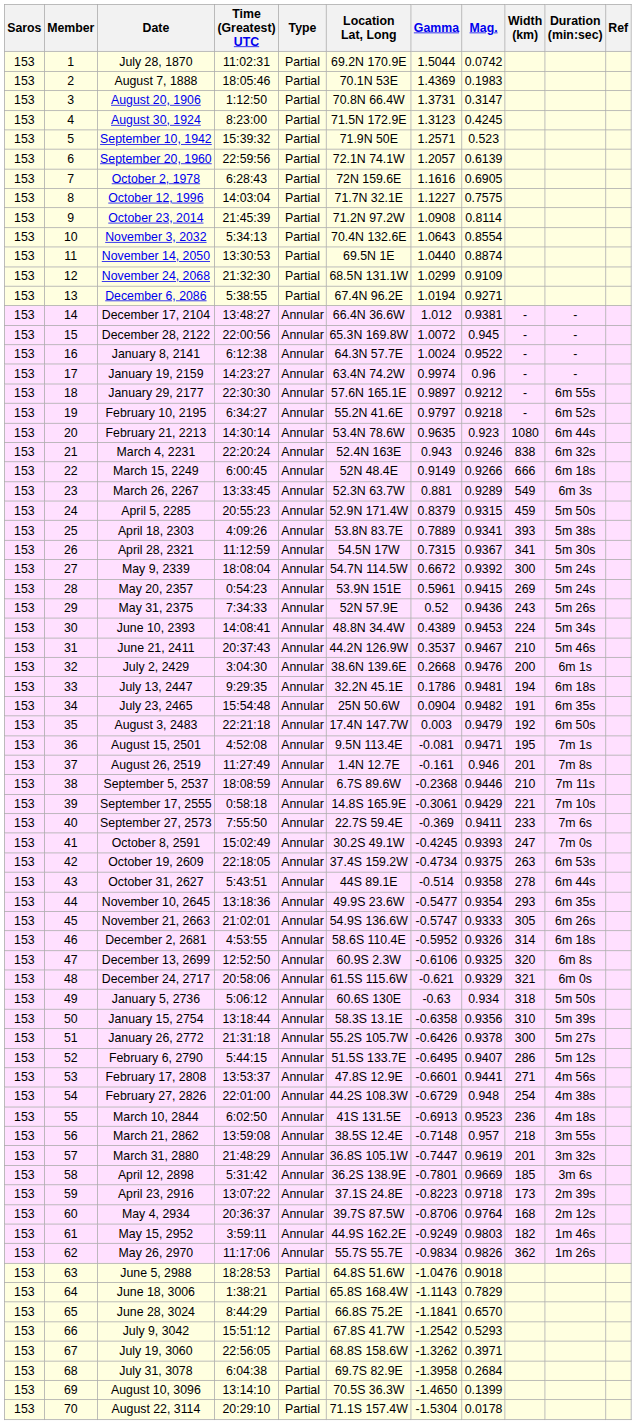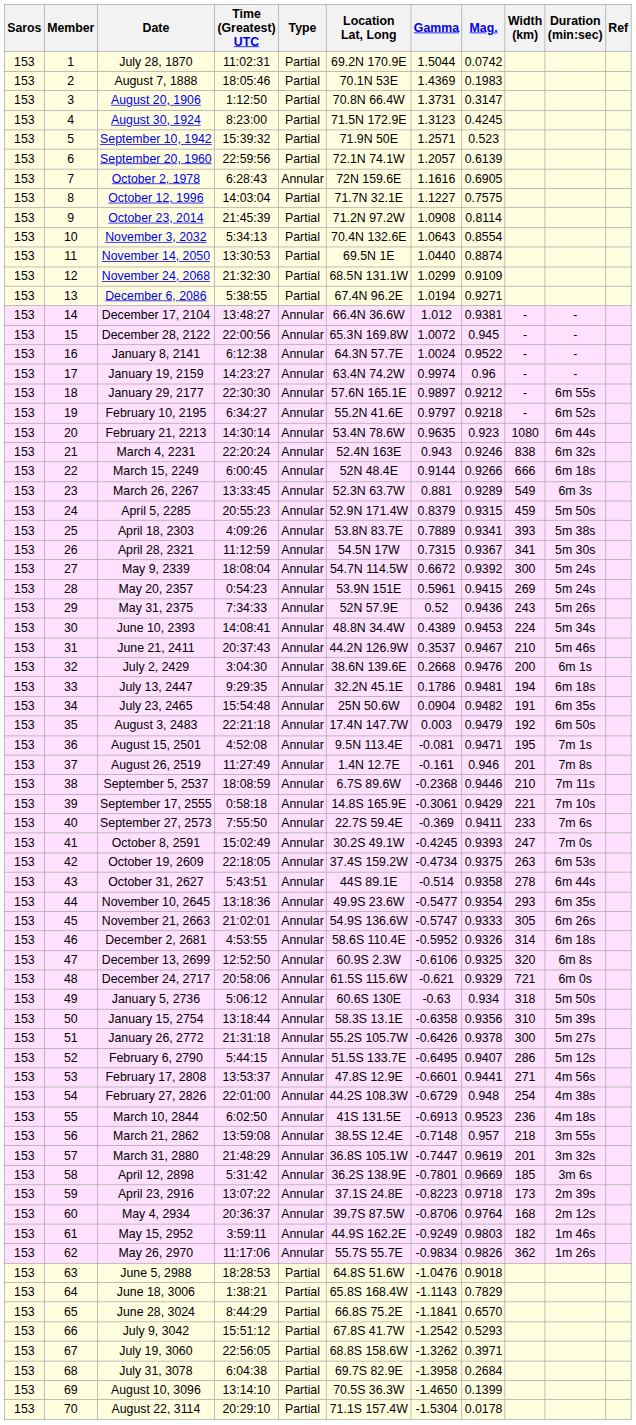(303, 178) Partial -> (303, 178) Annular
(436, 471) 0.9149 -> (436, 471) 0.9144
(525, 979) 321 -> (525, 979) 721
